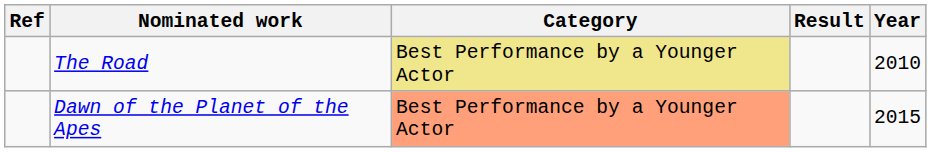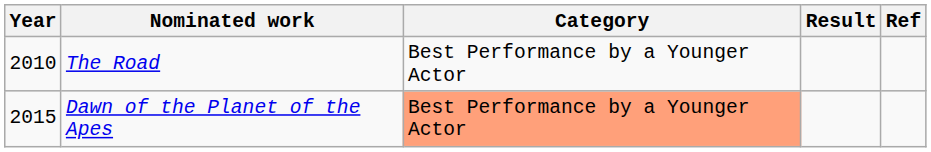columns swapped: (898, 21) <-> (27, 21)
(567, 64) khaki background -> (579, 64) no background
